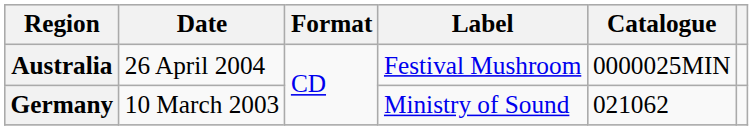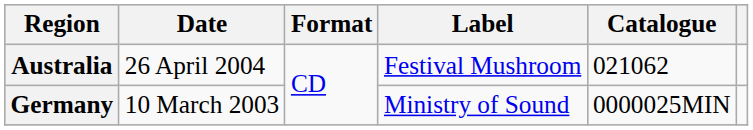(662, 64) 0000025MIN -> (631, 64) 021062
(631, 104) 021062 -> (662, 104) 0000025MIN
